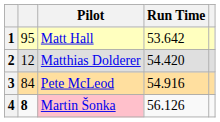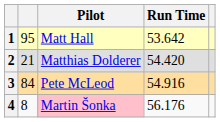(28, 61) 12 -> (28, 61) 21
(24, 106) bold -> (24, 106) normal
(166, 106) 56.126 -> (166, 106) 56.176
